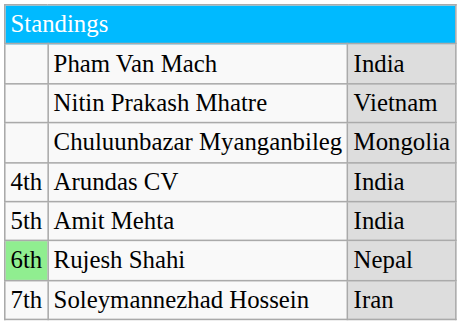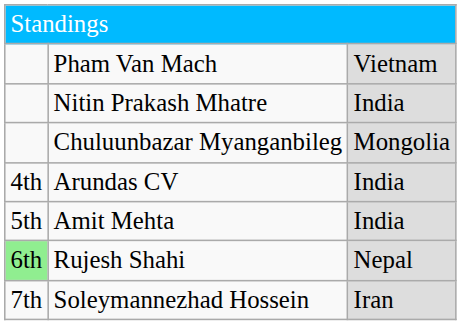(379, 63) India -> (396, 63) Vietnam
(396, 102) Vietnam -> (379, 102) India
